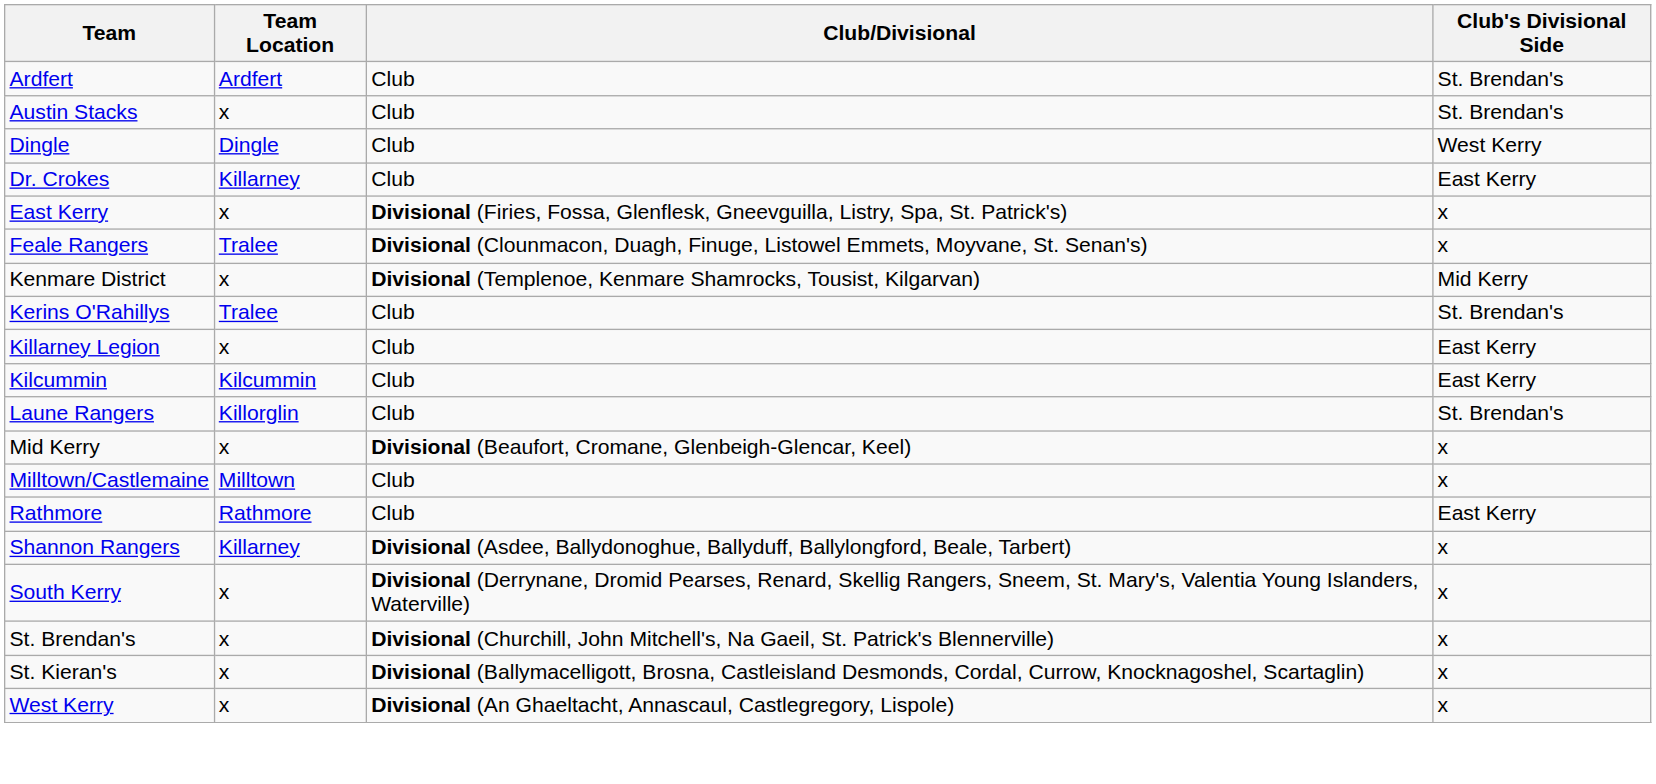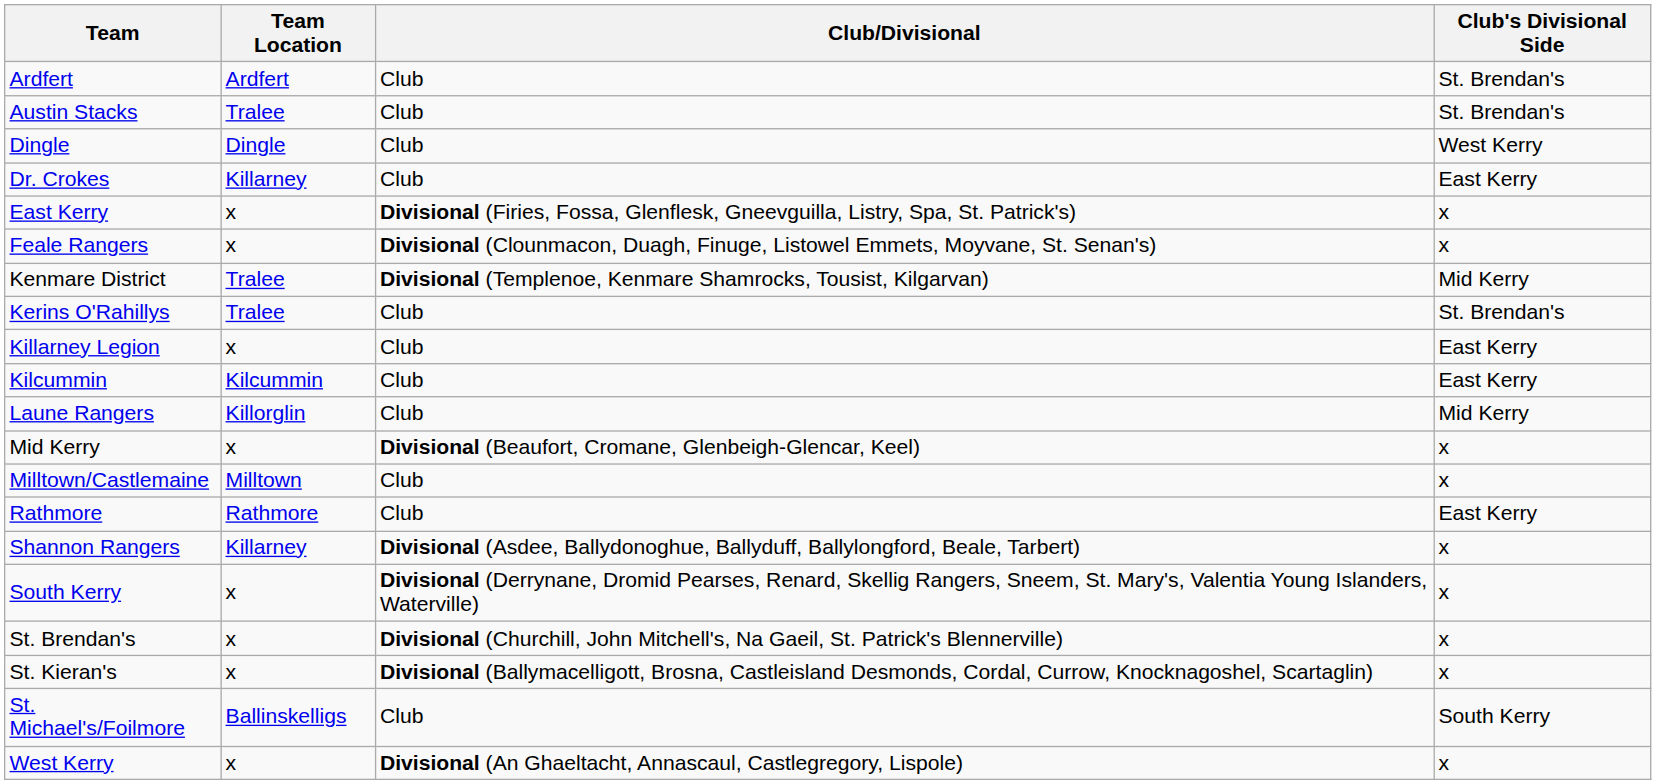(224, 111) x -> (255, 111) Tralee
(248, 245) Tralee -> (231, 245) x
(224, 279) x -> (255, 279) Tralee
(1501, 413) St. Brendan's -> (1484, 413) Mid Kerry
+ row: (97, 717)
